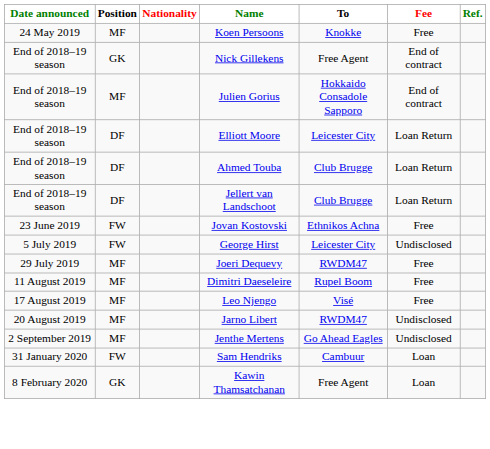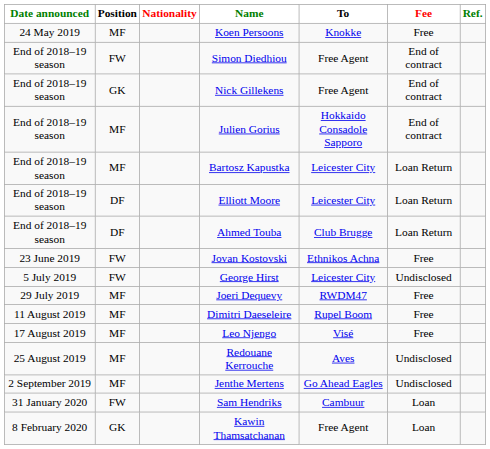+ row: (249, 58)
+ row: (249, 168)
- row: (249, 200)
- row: (249, 320)
+ row: (249, 358)
